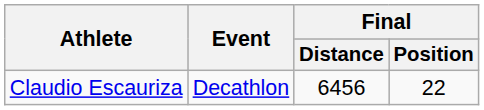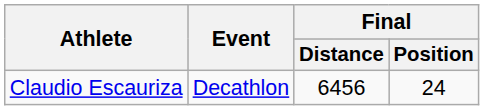(434, 88) 22 -> (434, 88) 24
